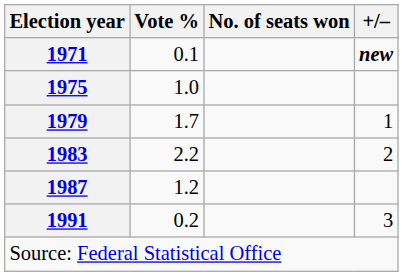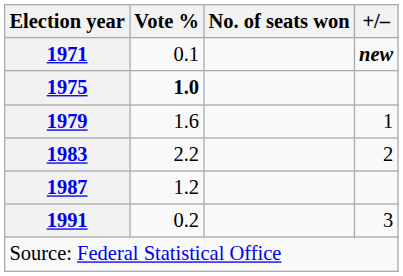(186, 87) normal -> (186, 87) bold
(186, 120) 1.7 -> (186, 120) 1.6
